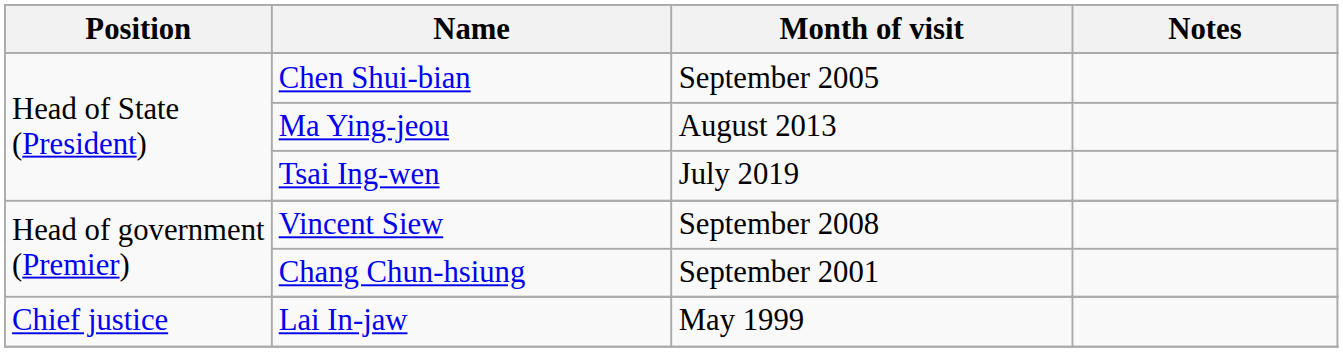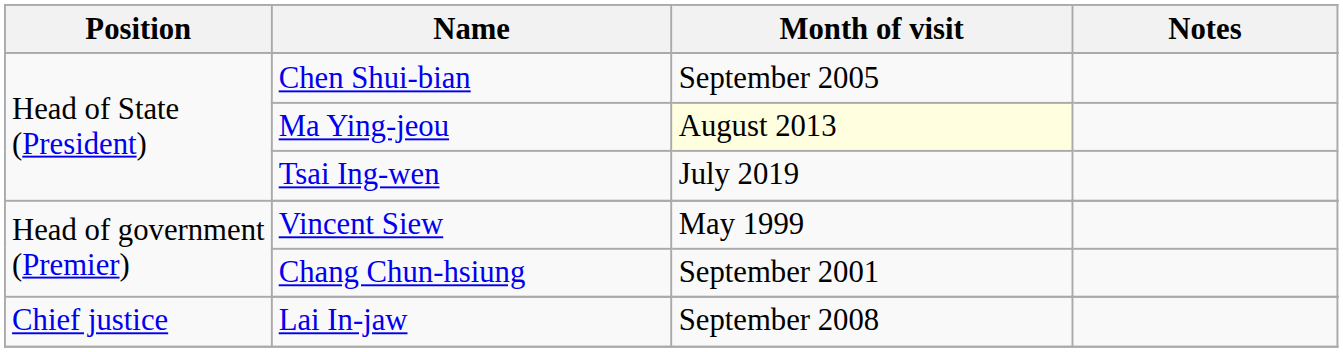(758, 126) no background -> (758, 126) lightyellow background
(779, 223) September 2008 -> (741, 223) May 1999
(741, 321) May 1999 -> (779, 321) September 2008
